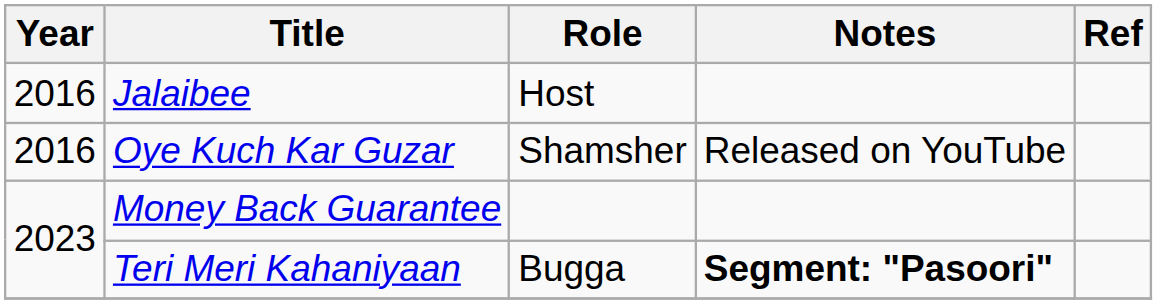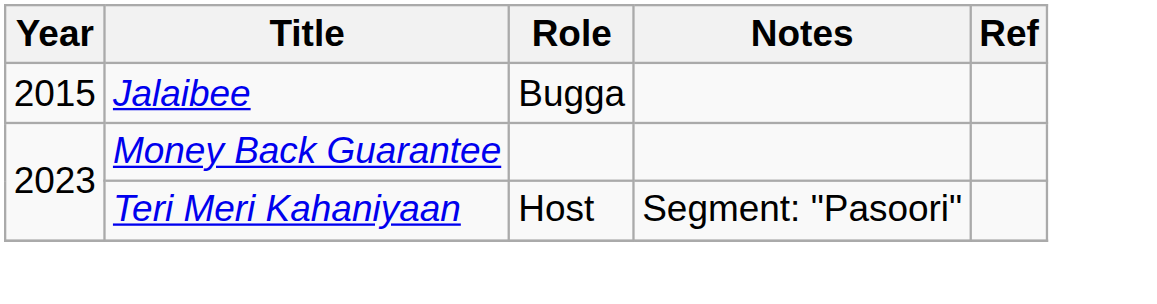(55, 92) 2016 -> (55, 92) 2015
(556, 92) Host -> (572, 92) Bugga
- row: (283, 151)
(572, 268) Bugga -> (556, 209) Host
(878, 268) bold -> (802, 209) normal
